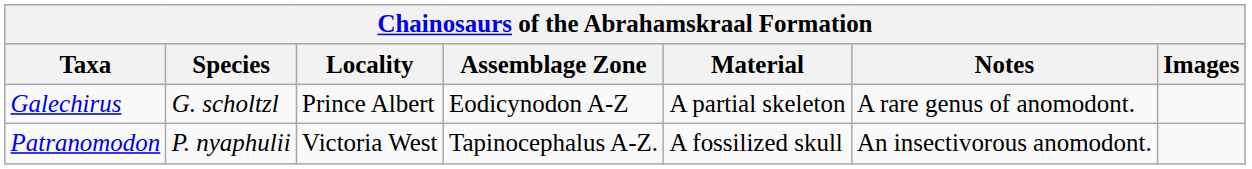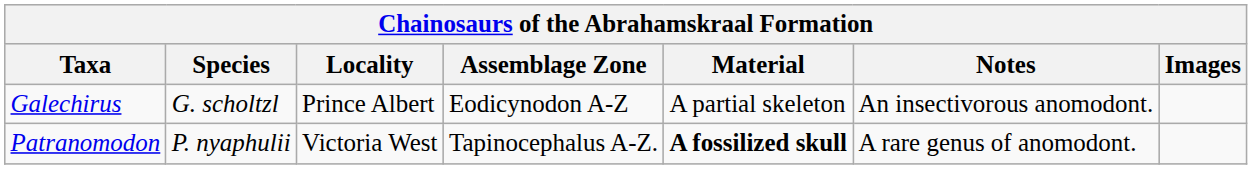(996, 103) A rare genus of anomodont. -> (1006, 103) An insectivorous anomodont.
(756, 143) normal -> (758, 143) bold
(1004, 143) An insectivorous anomodont. -> (997, 143) A rare genus of anomodont.
